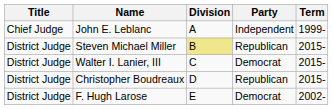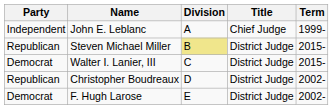columns swapped: (39, 12) <-> (264, 12)
(312, 79) 2015- -> (312, 79) 2002-
